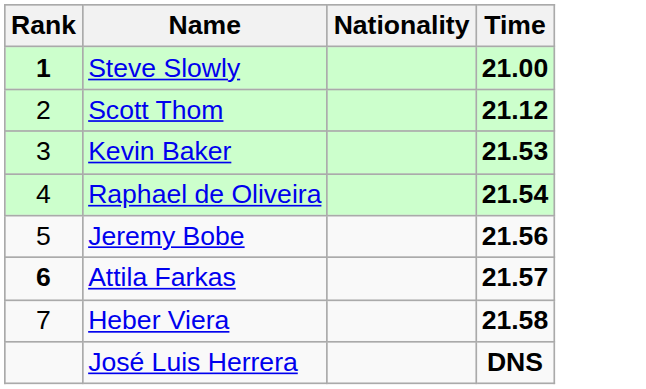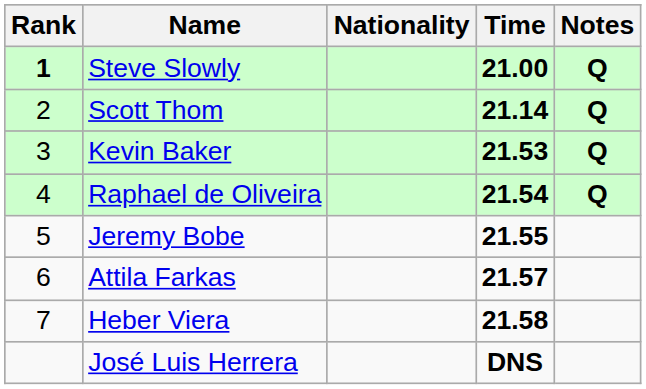+ column: (597, 25)
(515, 109) 21.12 -> (515, 109) 21.14
(515, 236) 21.56 -> (515, 236) 21.55
(43, 278) bold -> (43, 278) normal
